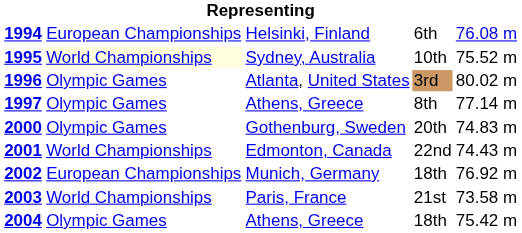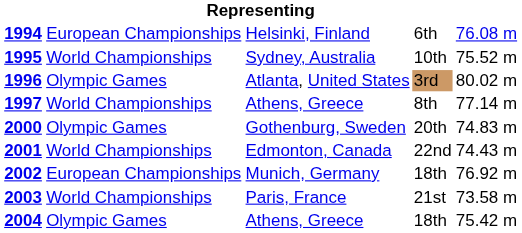(129, 57) lightyellow background -> (129, 57) no background
(106, 103) Olympic Games -> (129, 103) World Championships
